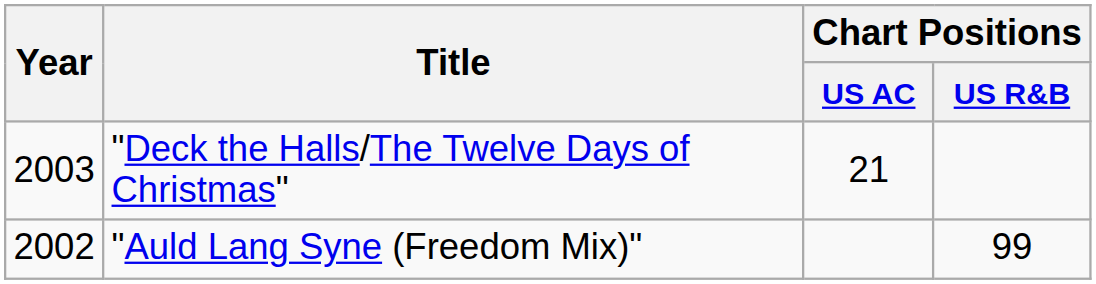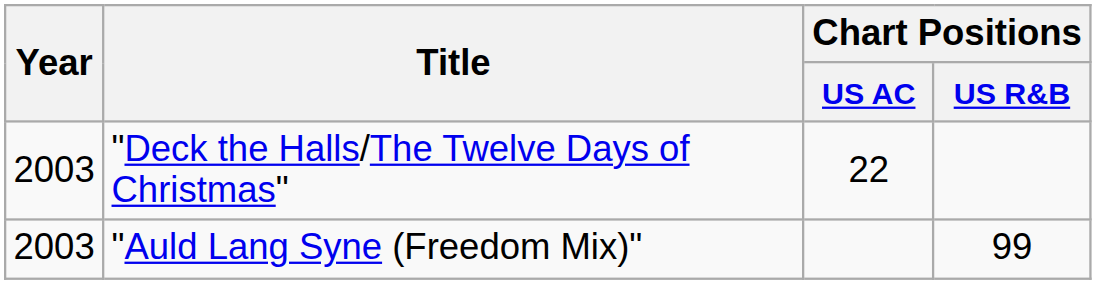(869, 169) 21 -> (869, 169) 22
(54, 248) 2002 -> (54, 248) 2003
